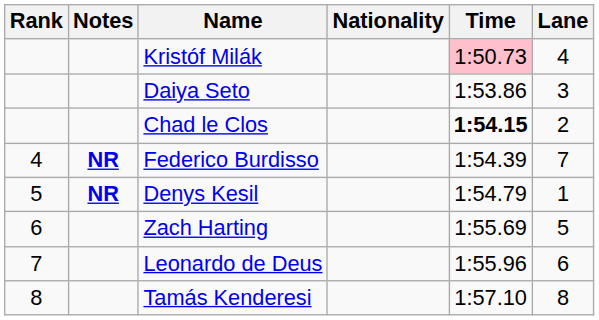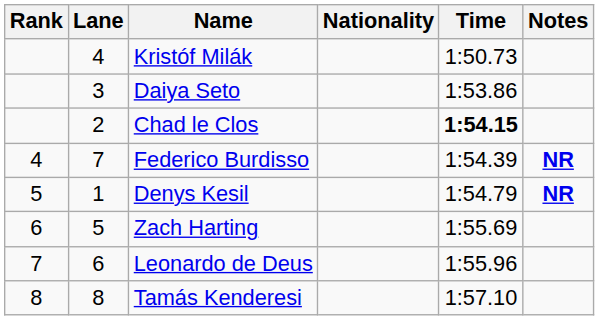columns swapped: (563, 21) <-> (103, 21)
(491, 56) pink background -> (481, 56) no background
